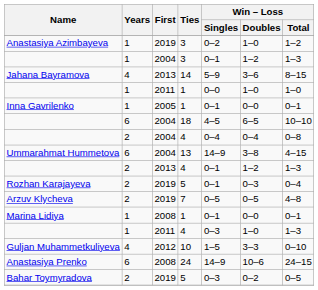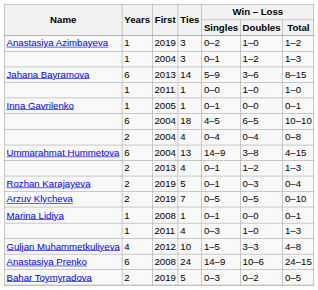(127, 74) 4 -> (127, 74) 6
(293, 199) 4–8 -> (296, 199) 0–10
(296, 246) 0–10 -> (293, 246) 4–8
